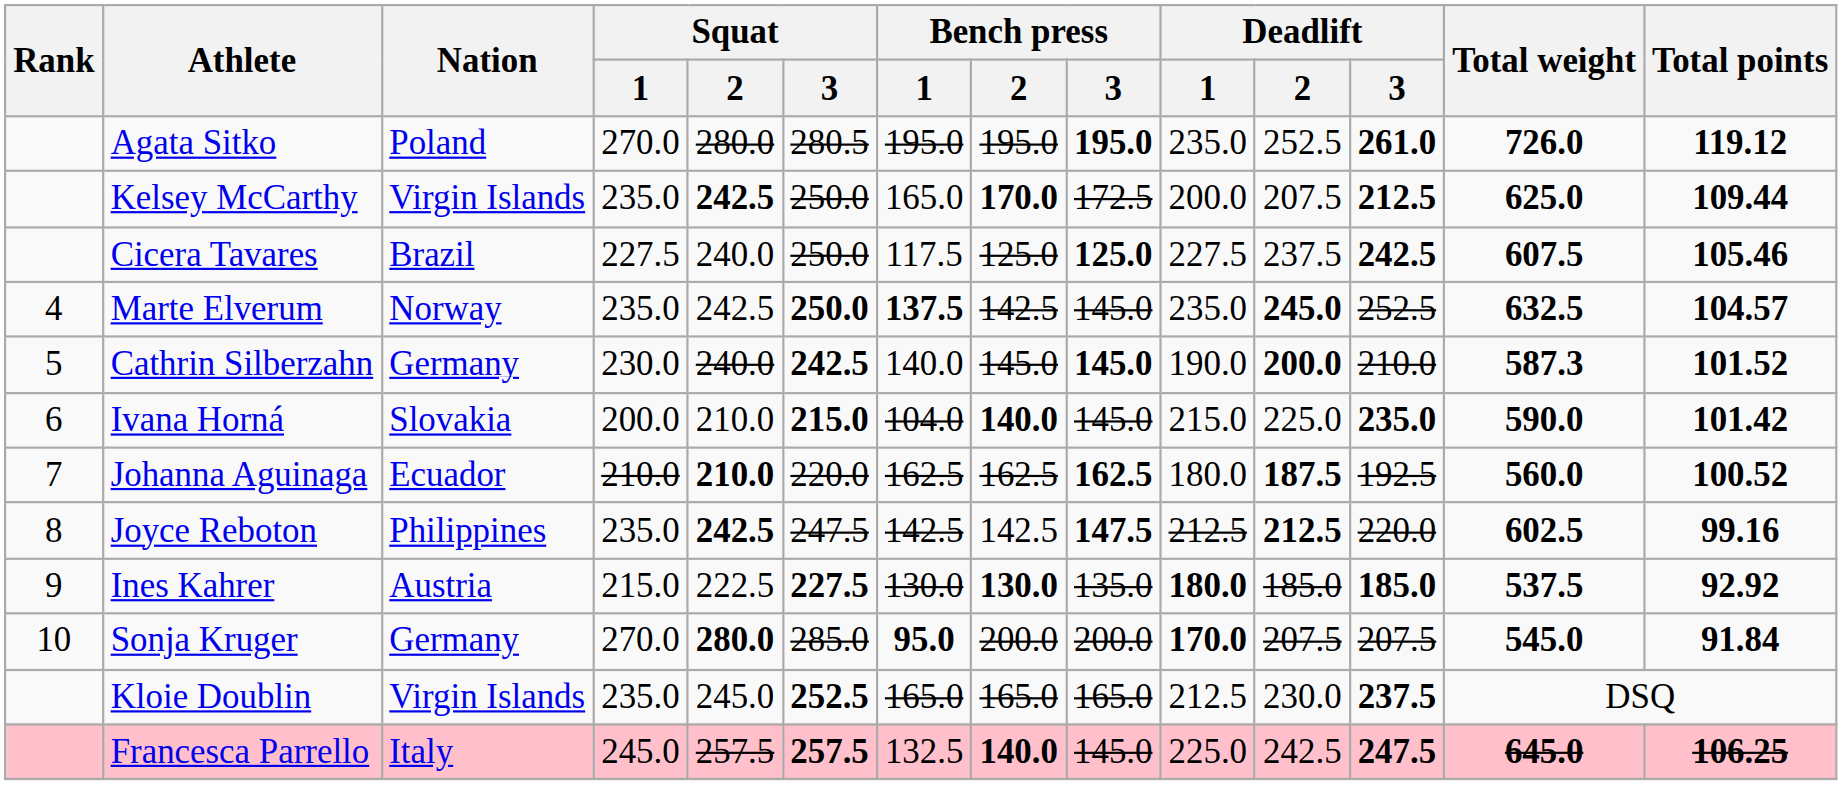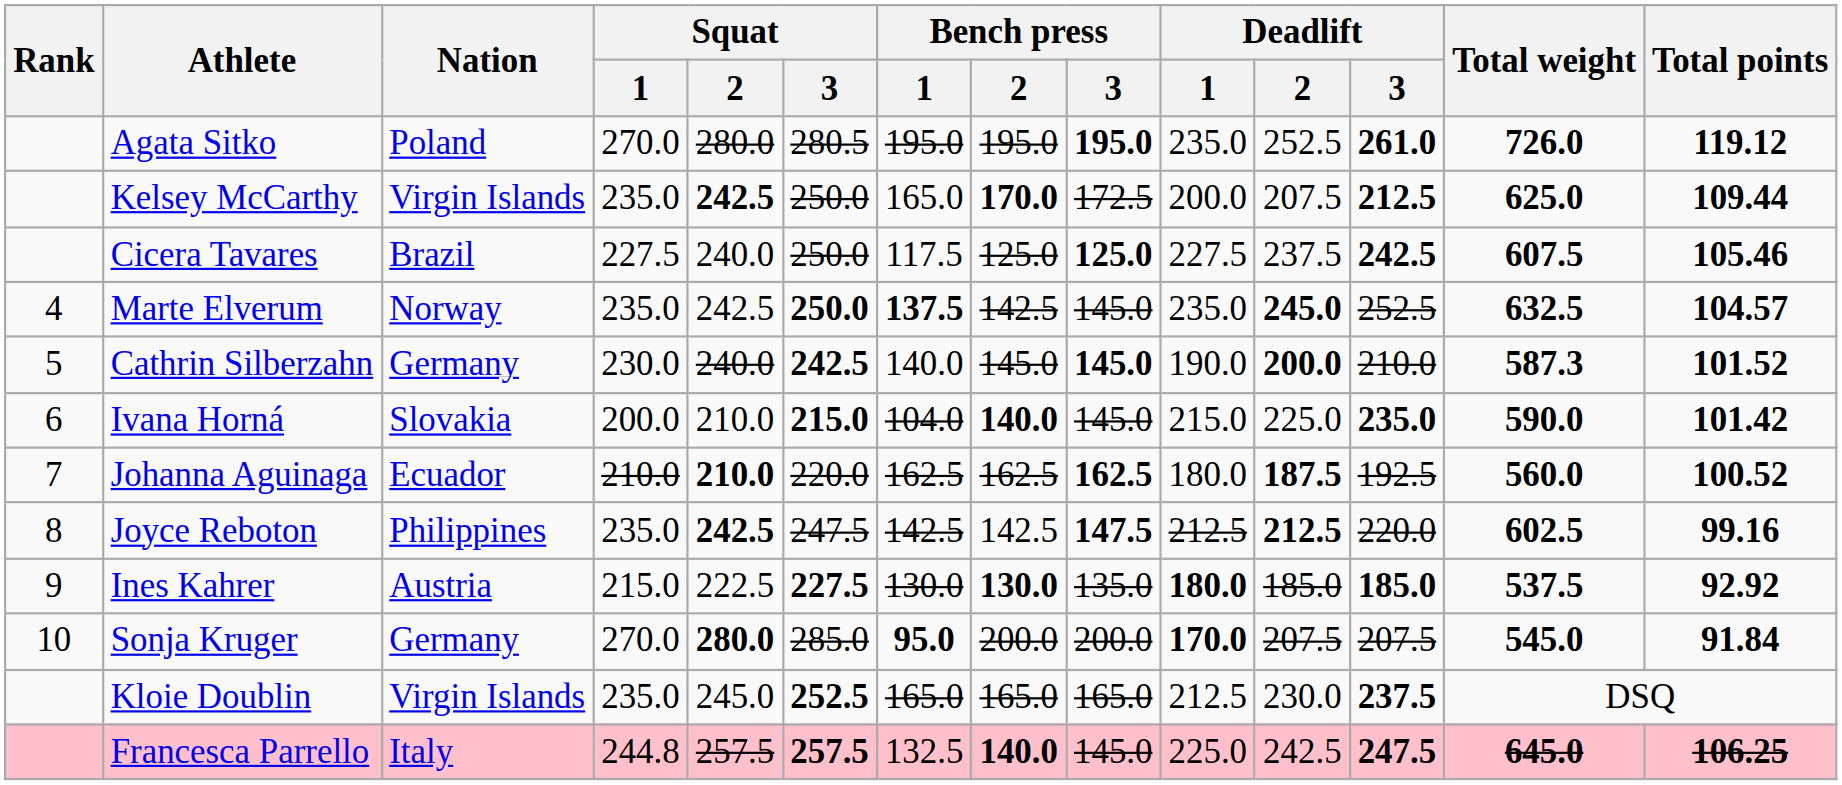(640, 751) 245.0 -> (640, 751) 244.8
